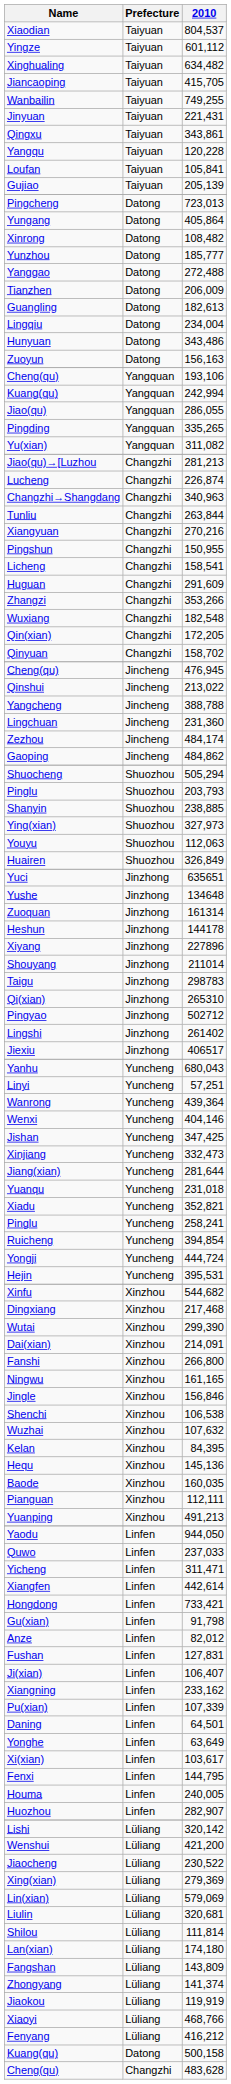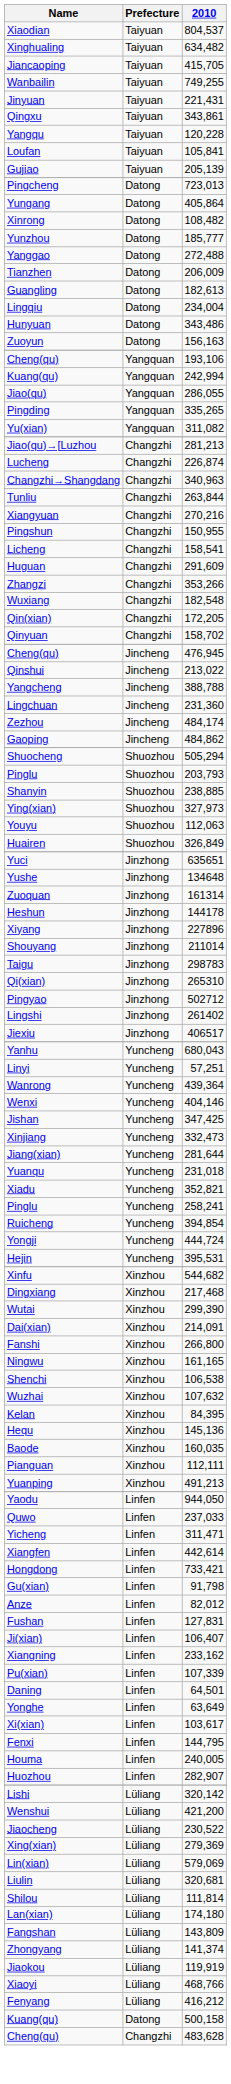- row: (23, 48)
- row: (21, 1397)
